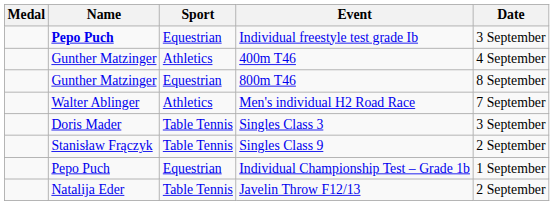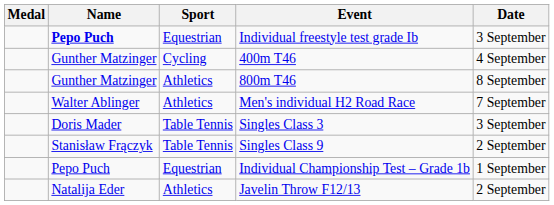(188, 59) Athletics -> (185, 59) Cycling
(192, 80) Equestrian -> (188, 80) Athletics
(198, 189) Table Tennis -> (188, 189) Athletics
